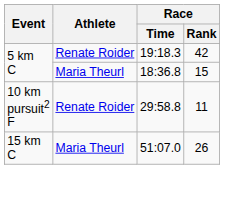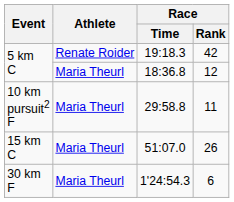(202, 72) 15 -> (211, 72) 12
(95, 107) Renate Roider -> (90, 107) Maria Theurl
+ row: (165, 181)
